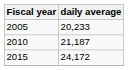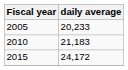(75, 42) 21,187 -> (75, 42) 21,183
